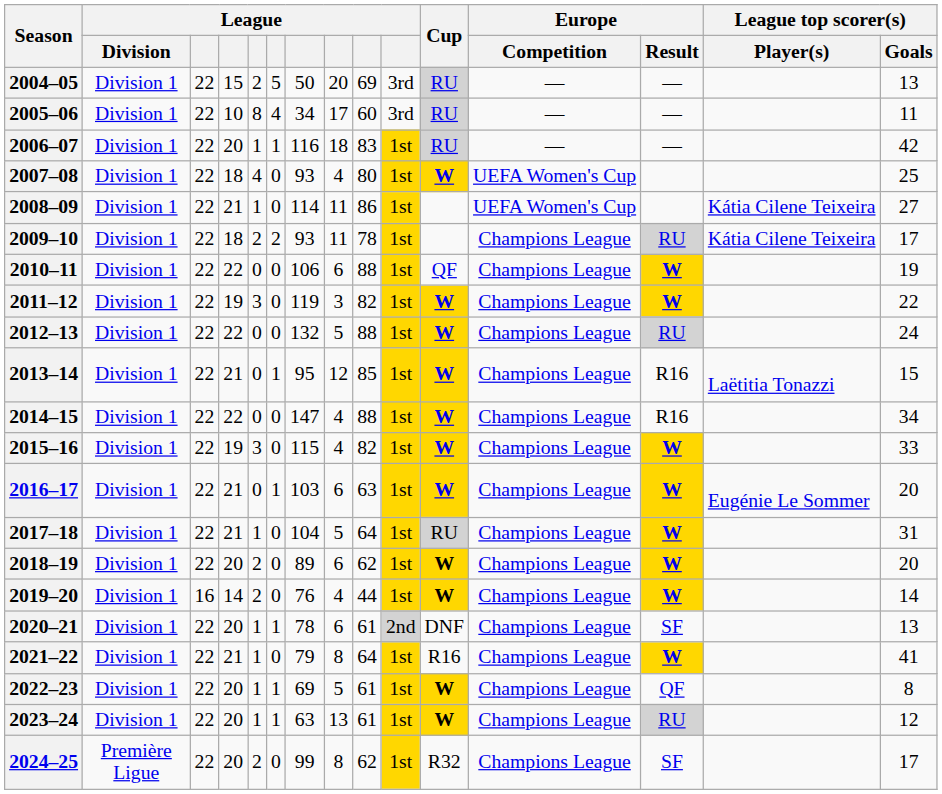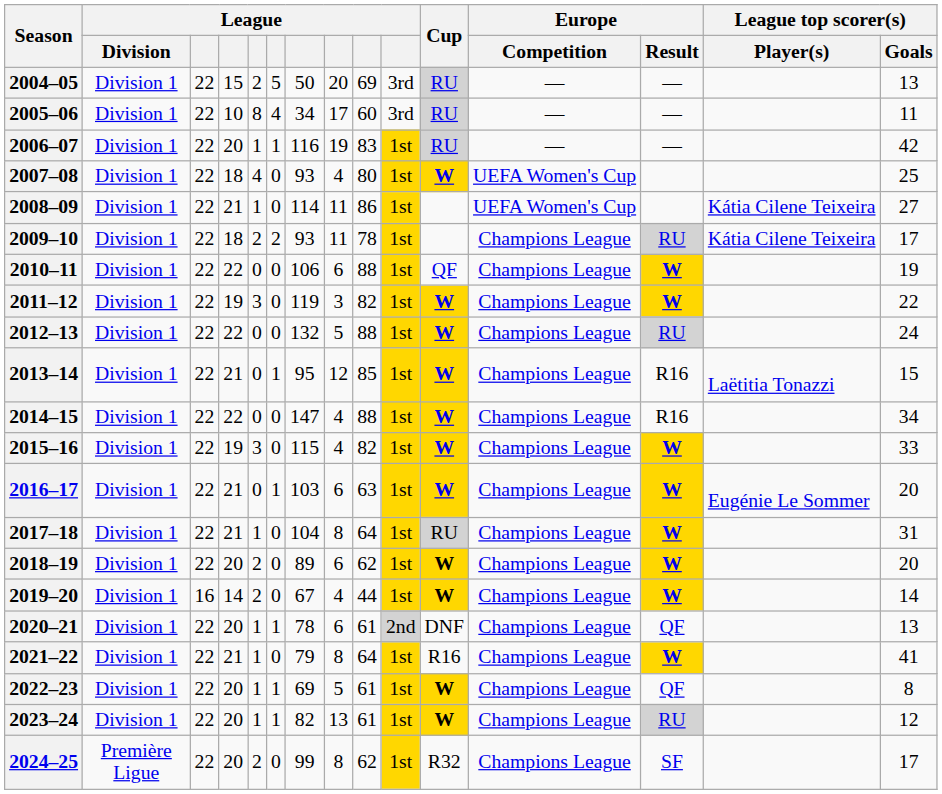(338, 144) 18 -> (338, 144) 19
(338, 532) 5 -> (338, 532) 8
(305, 594) 76 -> (305, 594) 67
(672, 626) SF -> (672, 626) QF
(305, 719) 63 -> (305, 719) 82
